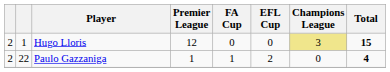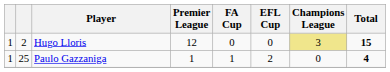(10, 42) 2 -> (10, 42) 1
(24, 42) 1 -> (24, 42) 2
(10, 59) 2 -> (10, 59) 1
(24, 59) 22 -> (24, 59) 25
